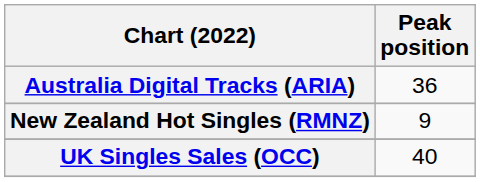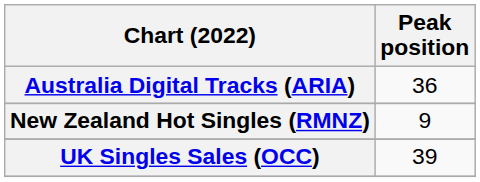(425, 157) 40 -> (425, 157) 39
